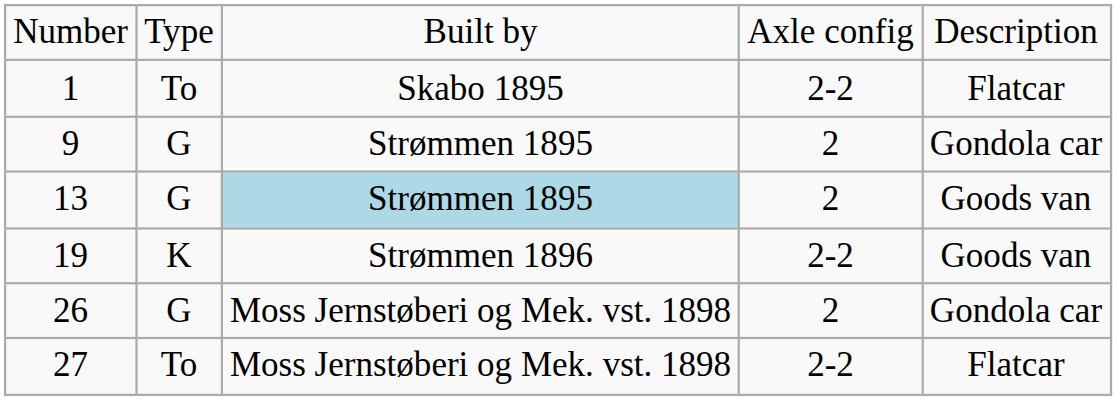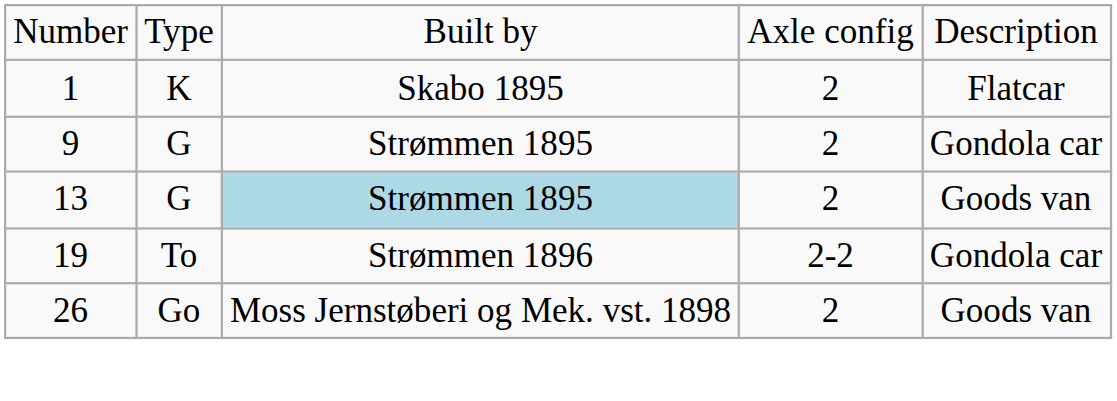(179, 87) To -> (179, 87) K
(831, 87) 2-2 -> (830, 87) 2
(179, 254) K -> (179, 254) To
(1016, 254) Goods van -> (1016, 254) Gondola car
(179, 310) G -> (179, 310) Go
(1016, 310) Gondola car -> (1016, 310) Goods van
- row: (71, 365)
